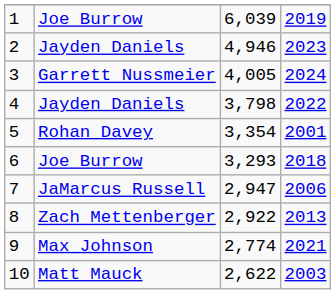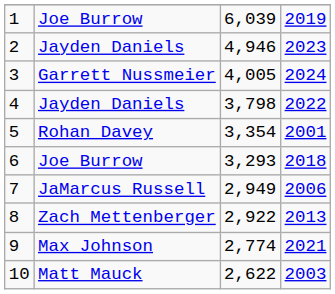(250, 189) 2,947 -> (250, 189) 2,949
